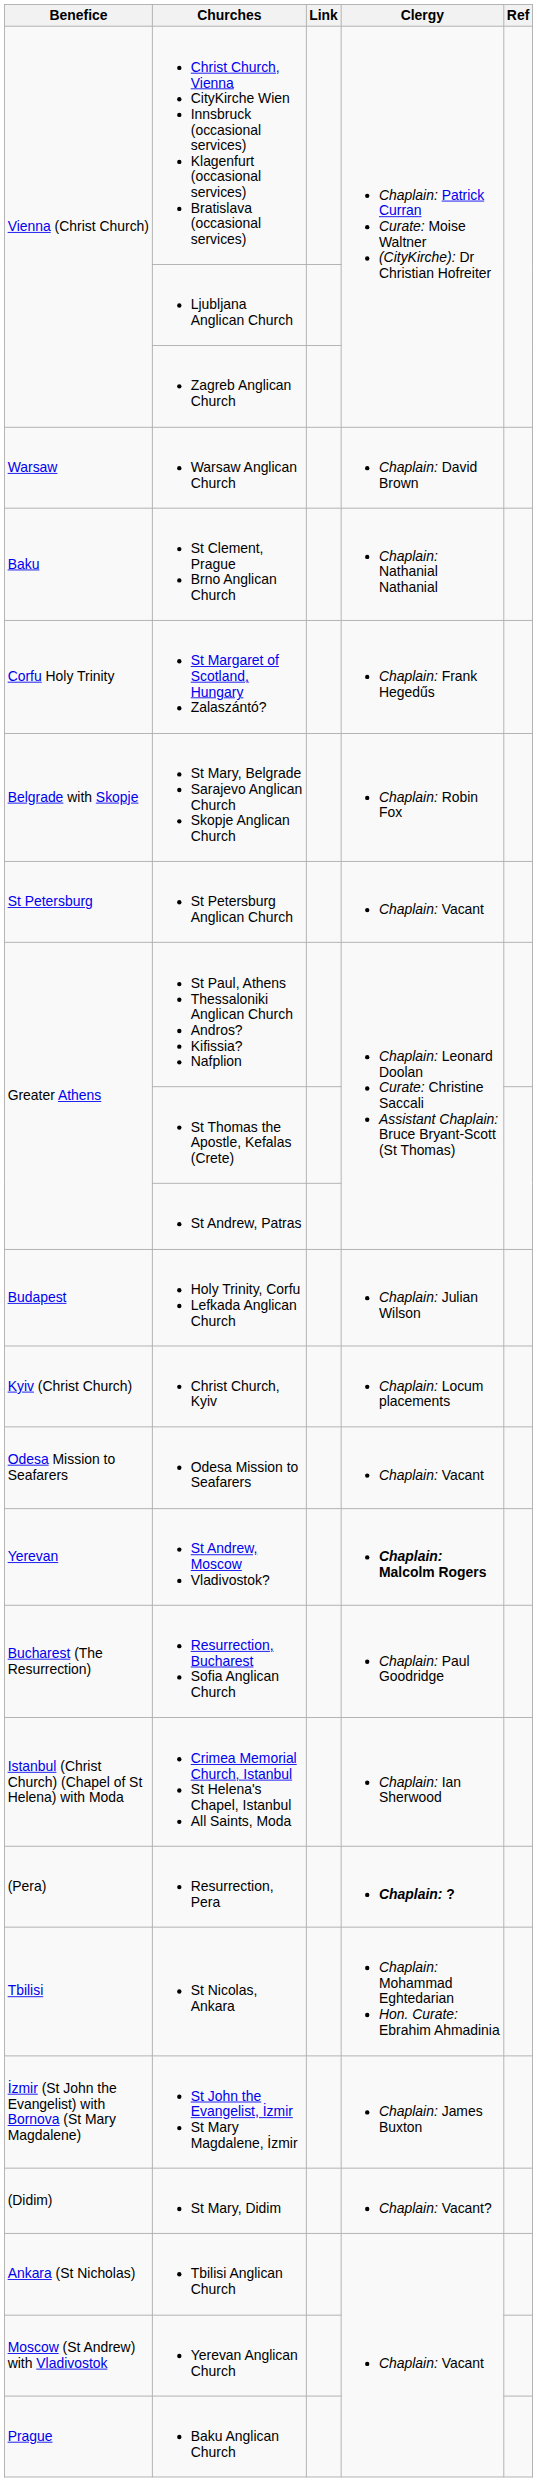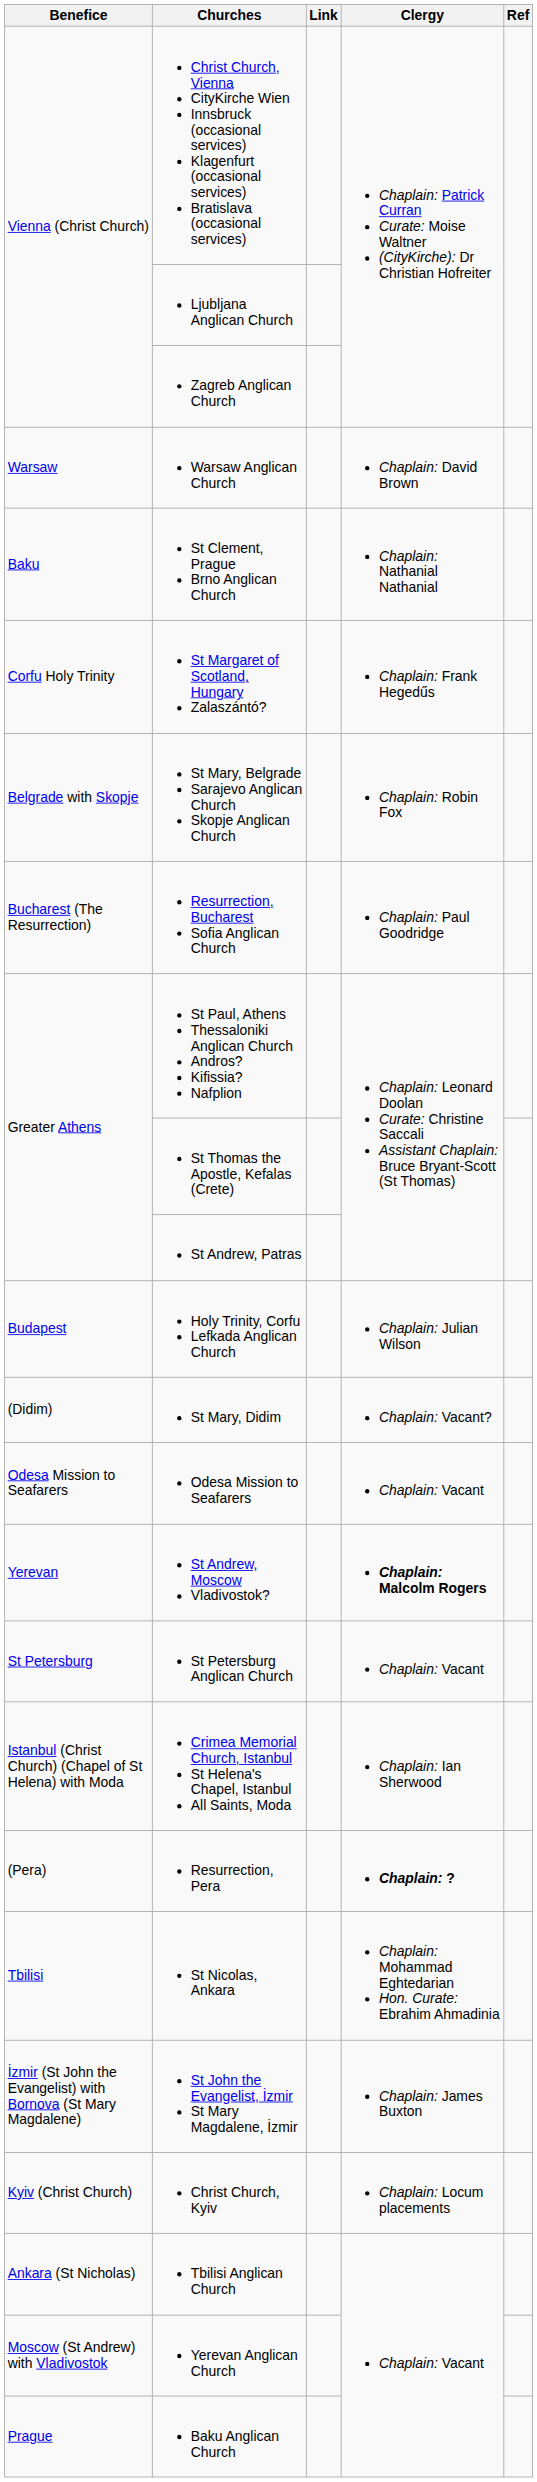rows swapped: (229, 1669) <-> (229, 910)
rows swapped: (229, 1394) <-> (229, 2209)
